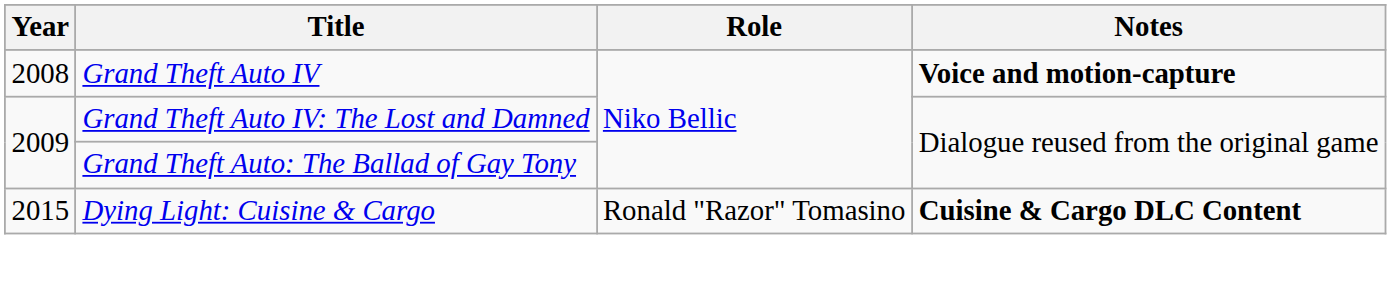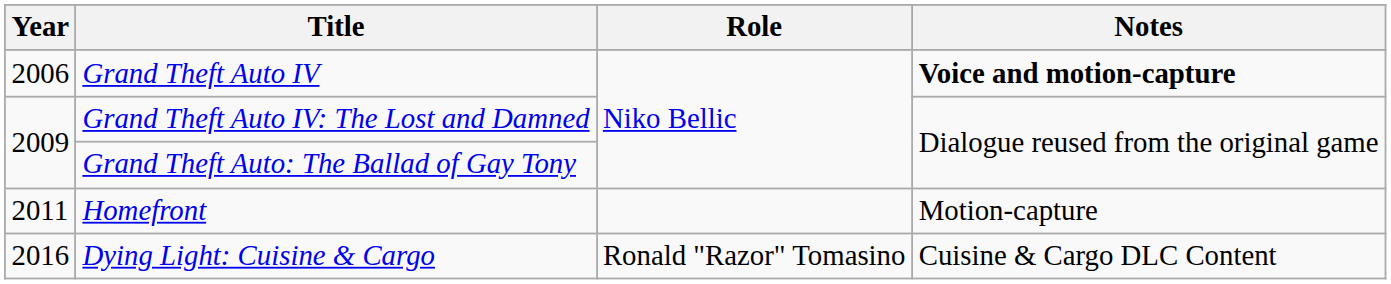(40, 73) 2008 -> (40, 73) 2006
+ row: (144, 210)
(40, 210) 2015 -> (40, 255) 2016
(1110, 210) bold -> (1098, 255) normal
